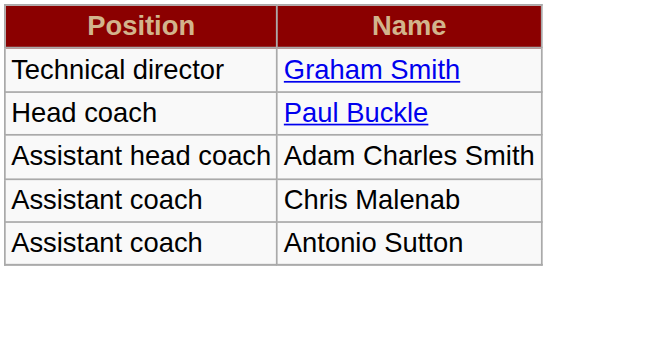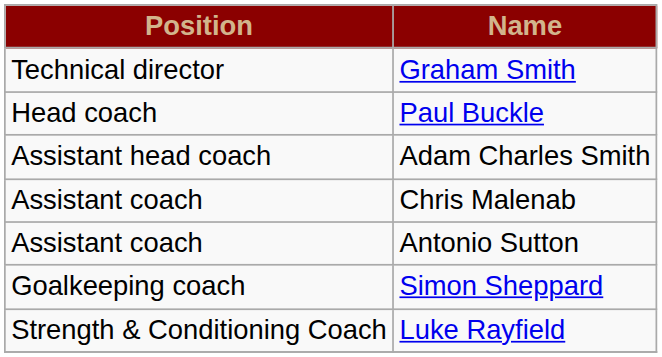+ row: (501, 286)
+ row: (482, 329)
